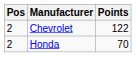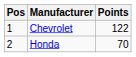(9, 28) 2 -> (9, 28) 1
